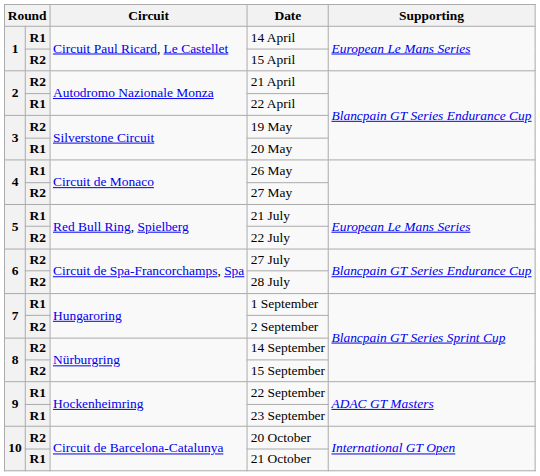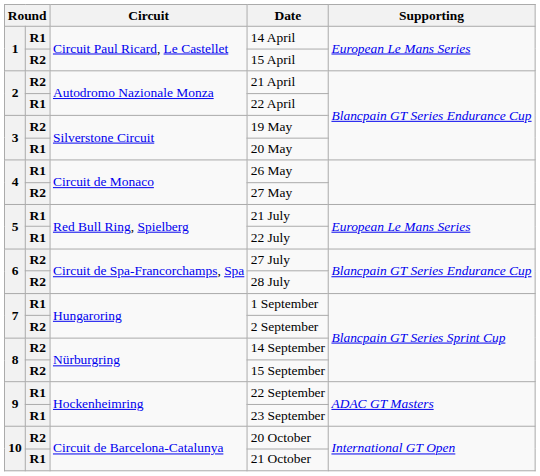(38, 237) R2 -> (38, 237) R1
